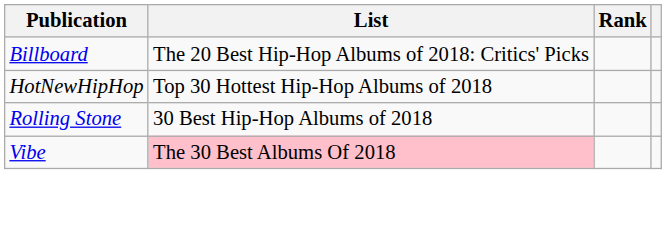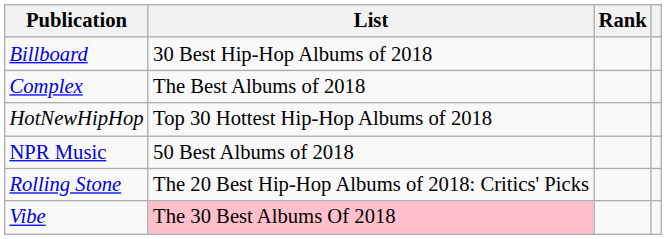(371, 53) The 20 Best Hip-Hop Albums of 2018: Critics' Picks -> (293, 53) 30 Best Hip-Hop Albums of 2018
+ row: (46, 86)
+ row: (58, 151)
(293, 119) 30 Best Hip-Hop Albums of 2018 -> (371, 184) The 20 Best Hip-Hop Albums of 2018: Critics' Picks
